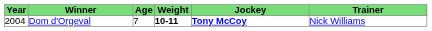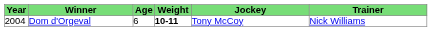(136, 21) 7 -> (136, 21) 6
(219, 21) bold -> (218, 21) normal
